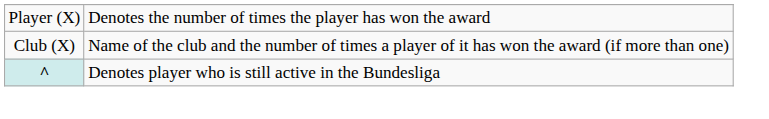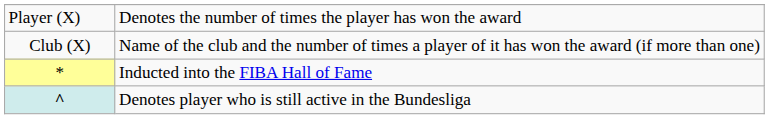+ row: (60, 72)
